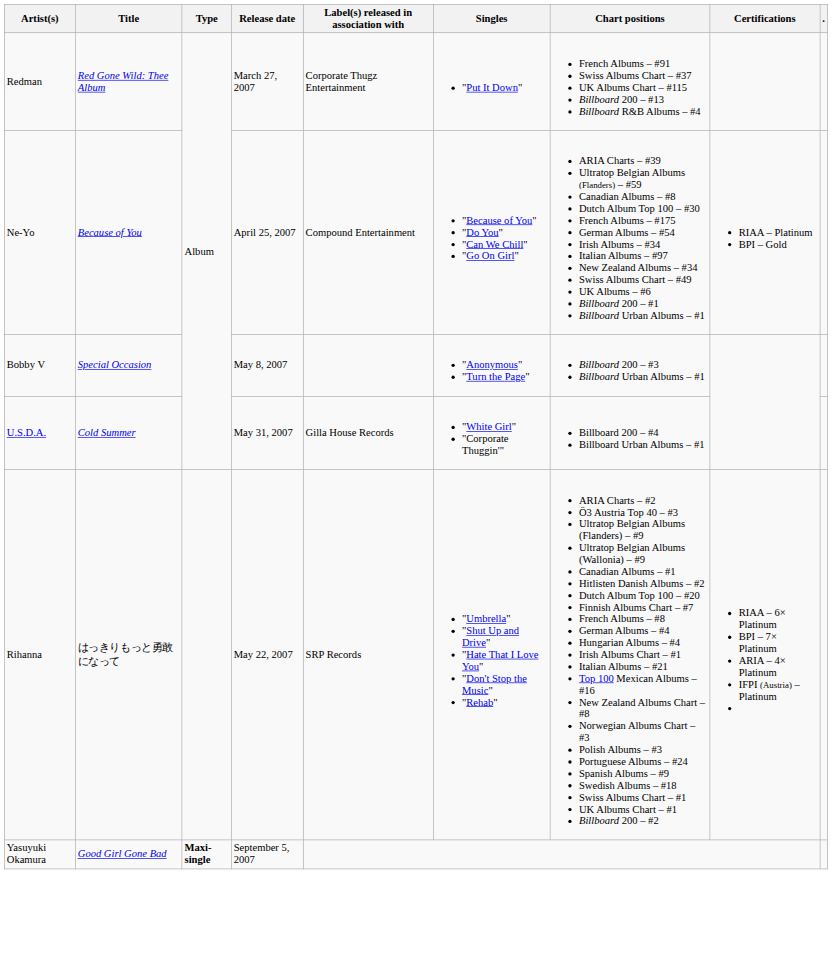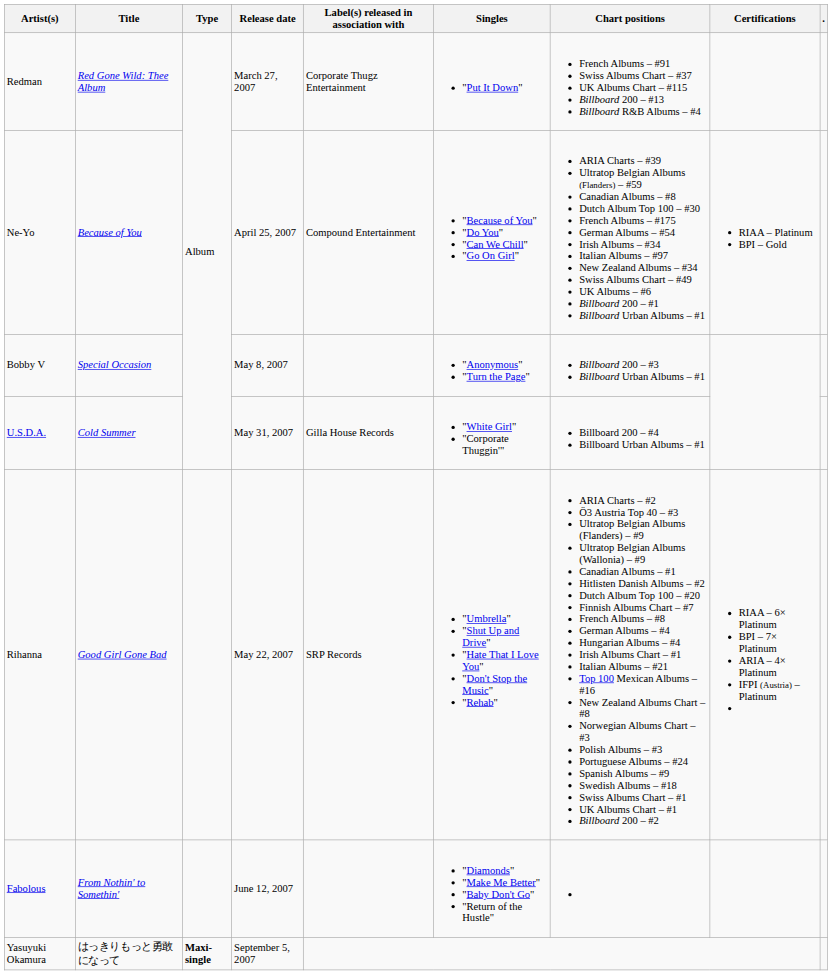(125, 654) はっきりもっと勇敢になって -> (122, 654) Good Girl Gone Bad
+ row: (26, 888)
(122, 854) Good Girl Gone Bad -> (125, 953) はっきりもっと勇敢になって
